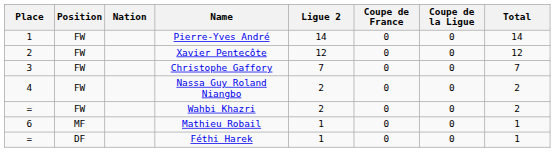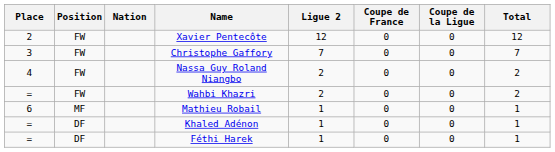- row: (222, 38)
+ row: (222, 124)
